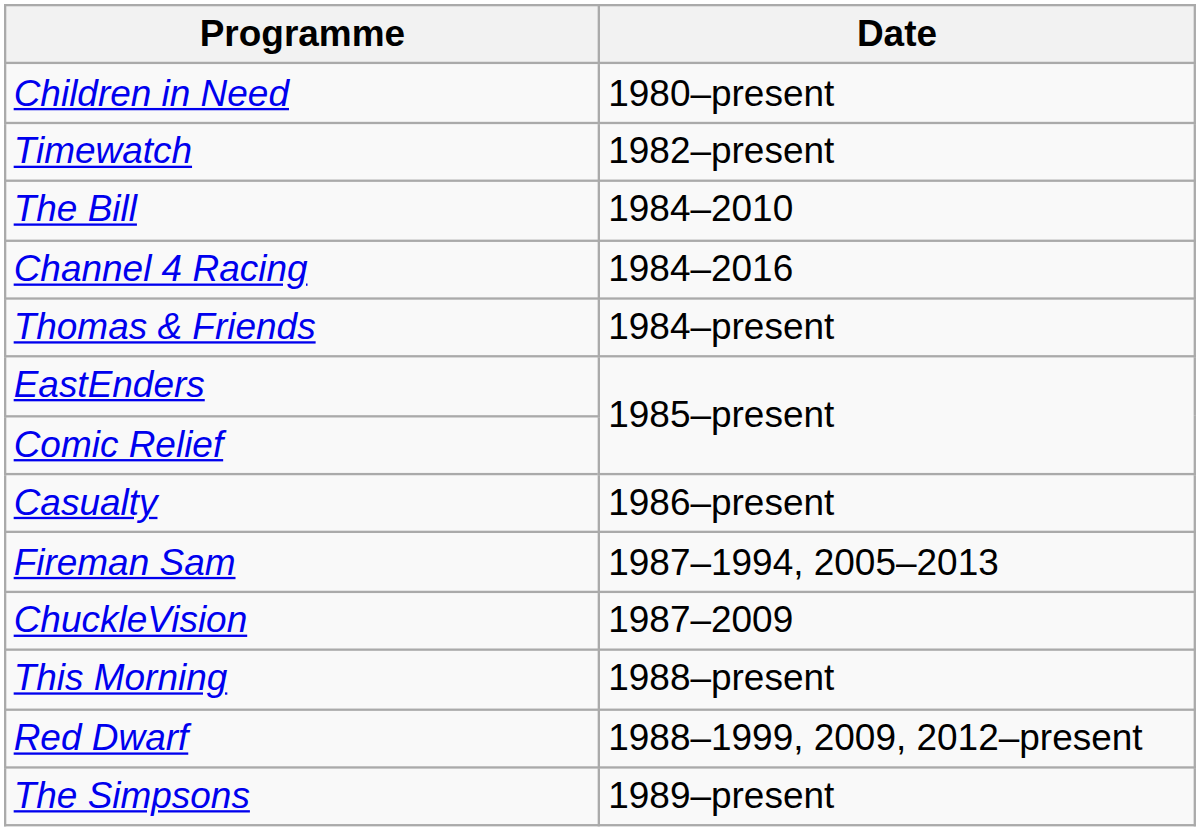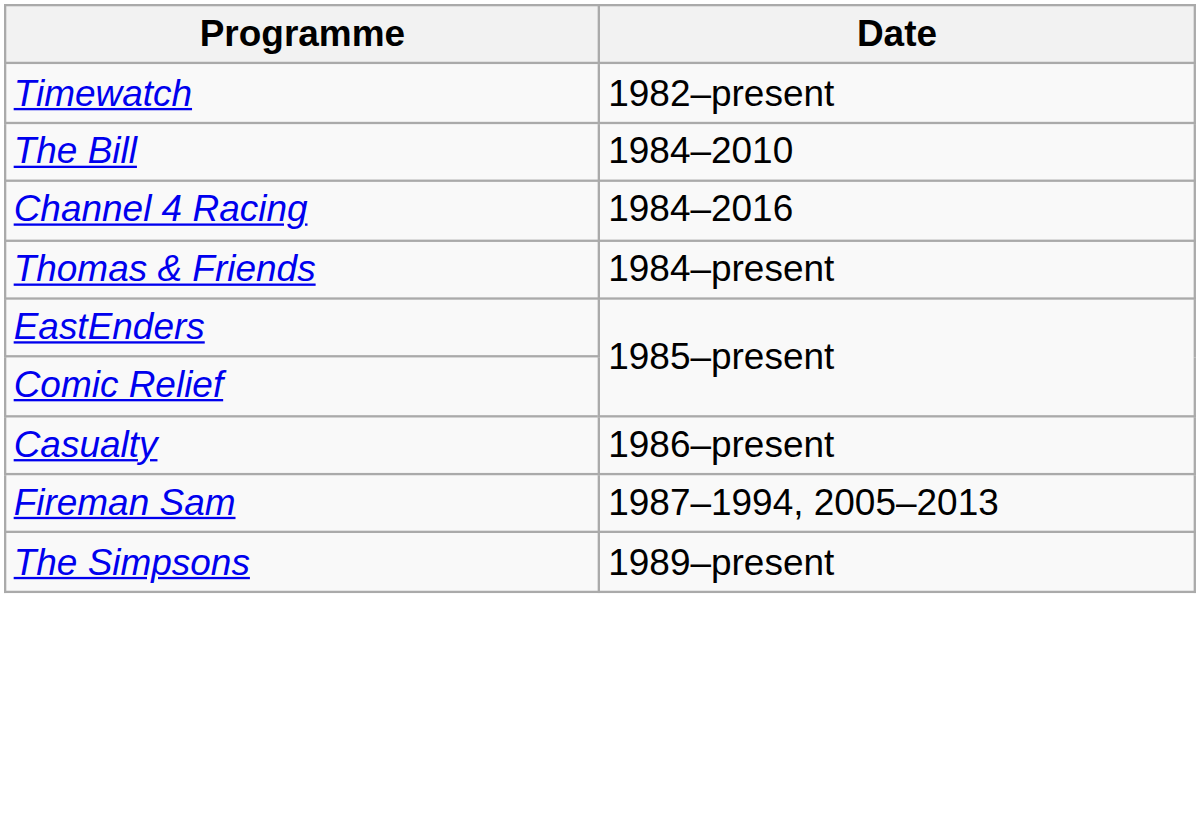- row: (151, 92)
- row: (130, 619)
- row: (120, 678)
- row: (101, 737)
